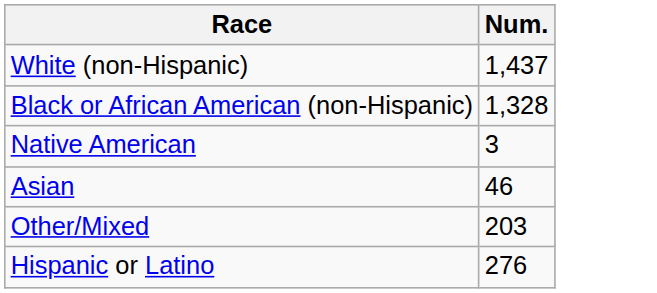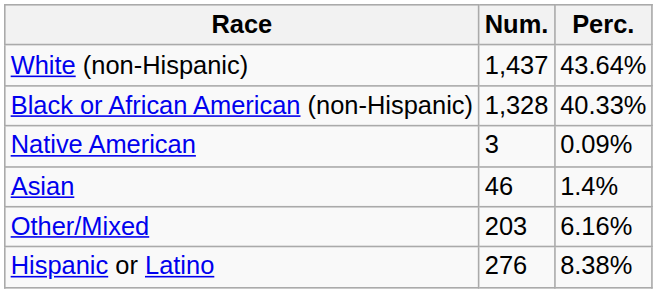+ column: (603, 24)
